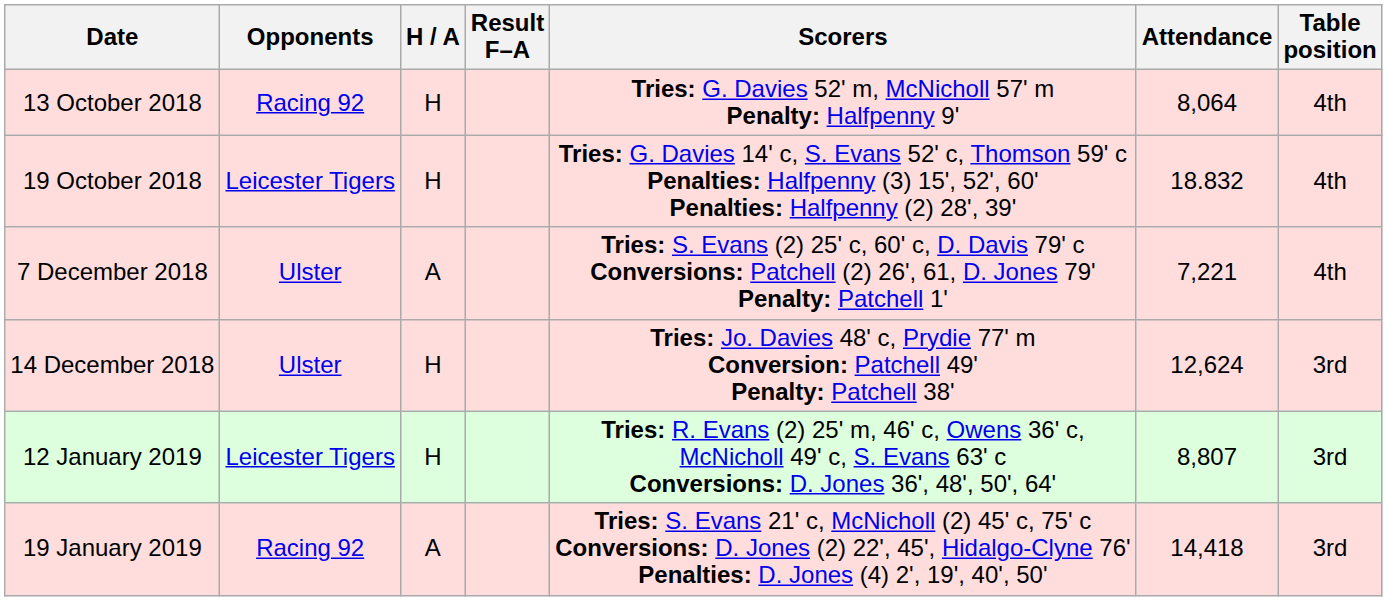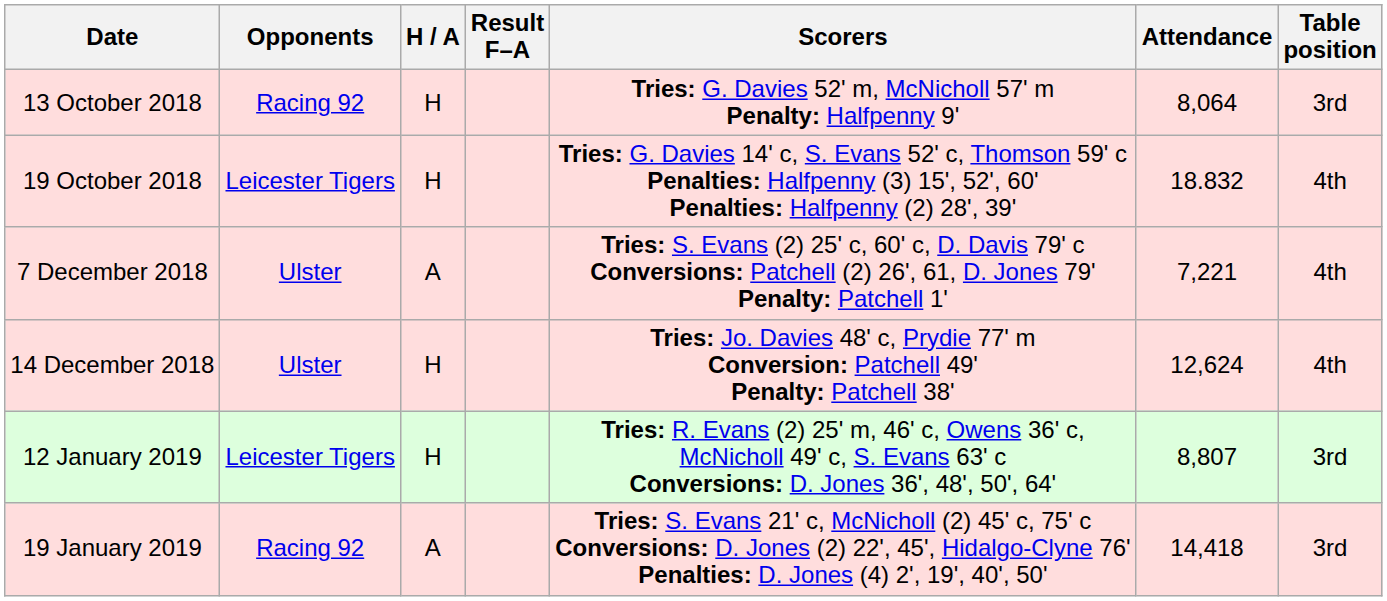(1330, 102) 4th -> (1330, 102) 3rd
(1330, 364) 3rd -> (1330, 364) 4th
